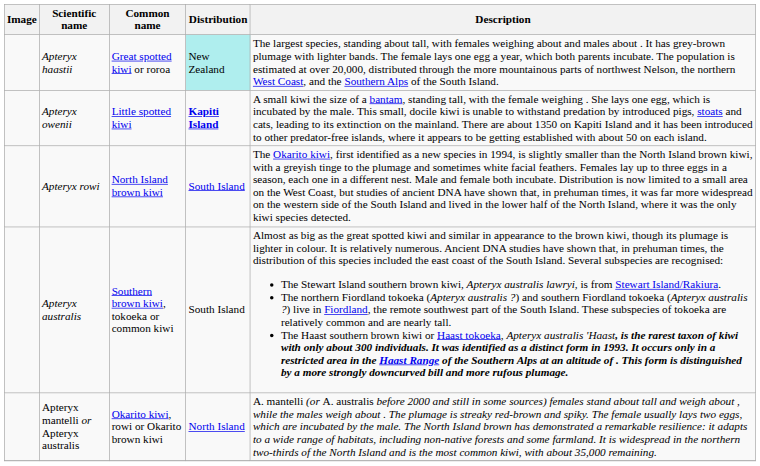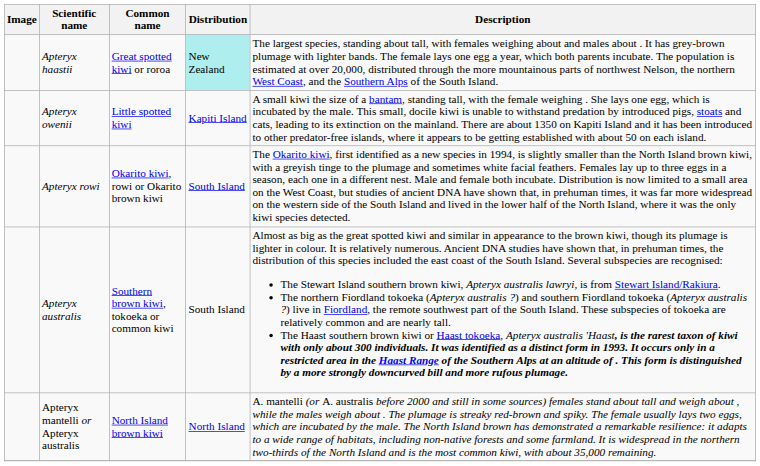(204, 118) bold -> (218, 118) normal
(140, 186) North Island brown kiwi -> (146, 186) Okarito kiwi, rowi or Okarito brown kiwi
(146, 426) Okarito kiwi, rowi or Okarito brown kiwi -> (140, 426) North Island brown kiwi
